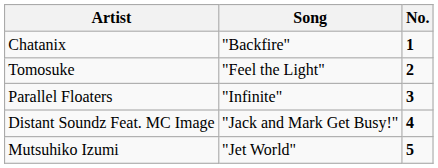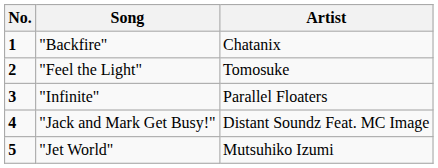columns swapped: (418, 18) <-> (111, 18)
